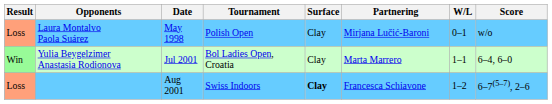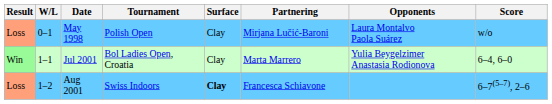columns swapped: (463, 12) <-> (99, 12)
